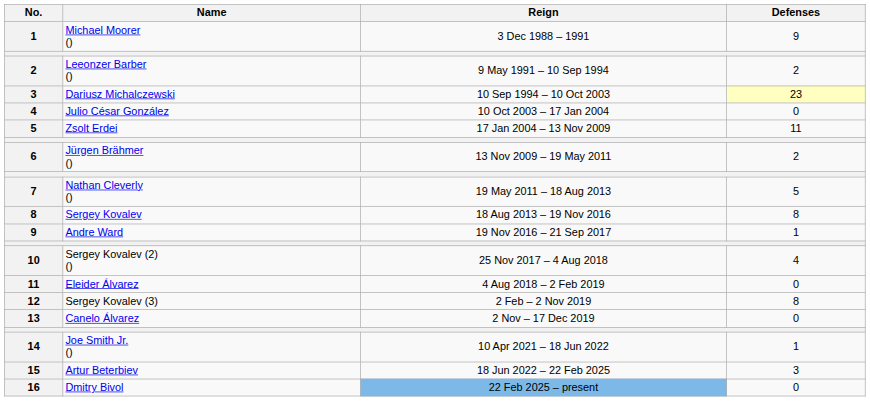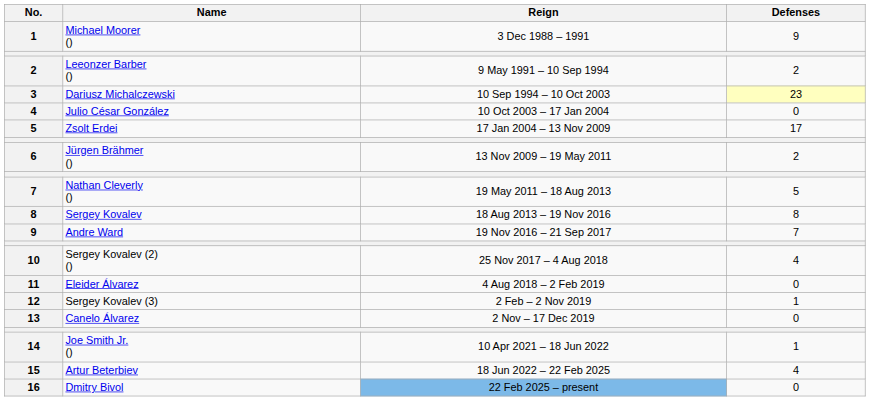(796, 128) 11 -> (796, 128) 17
(796, 232) 1 -> (796, 232) 7
(796, 301) 8 -> (796, 301) 1
(796, 370) 3 -> (796, 370) 4
